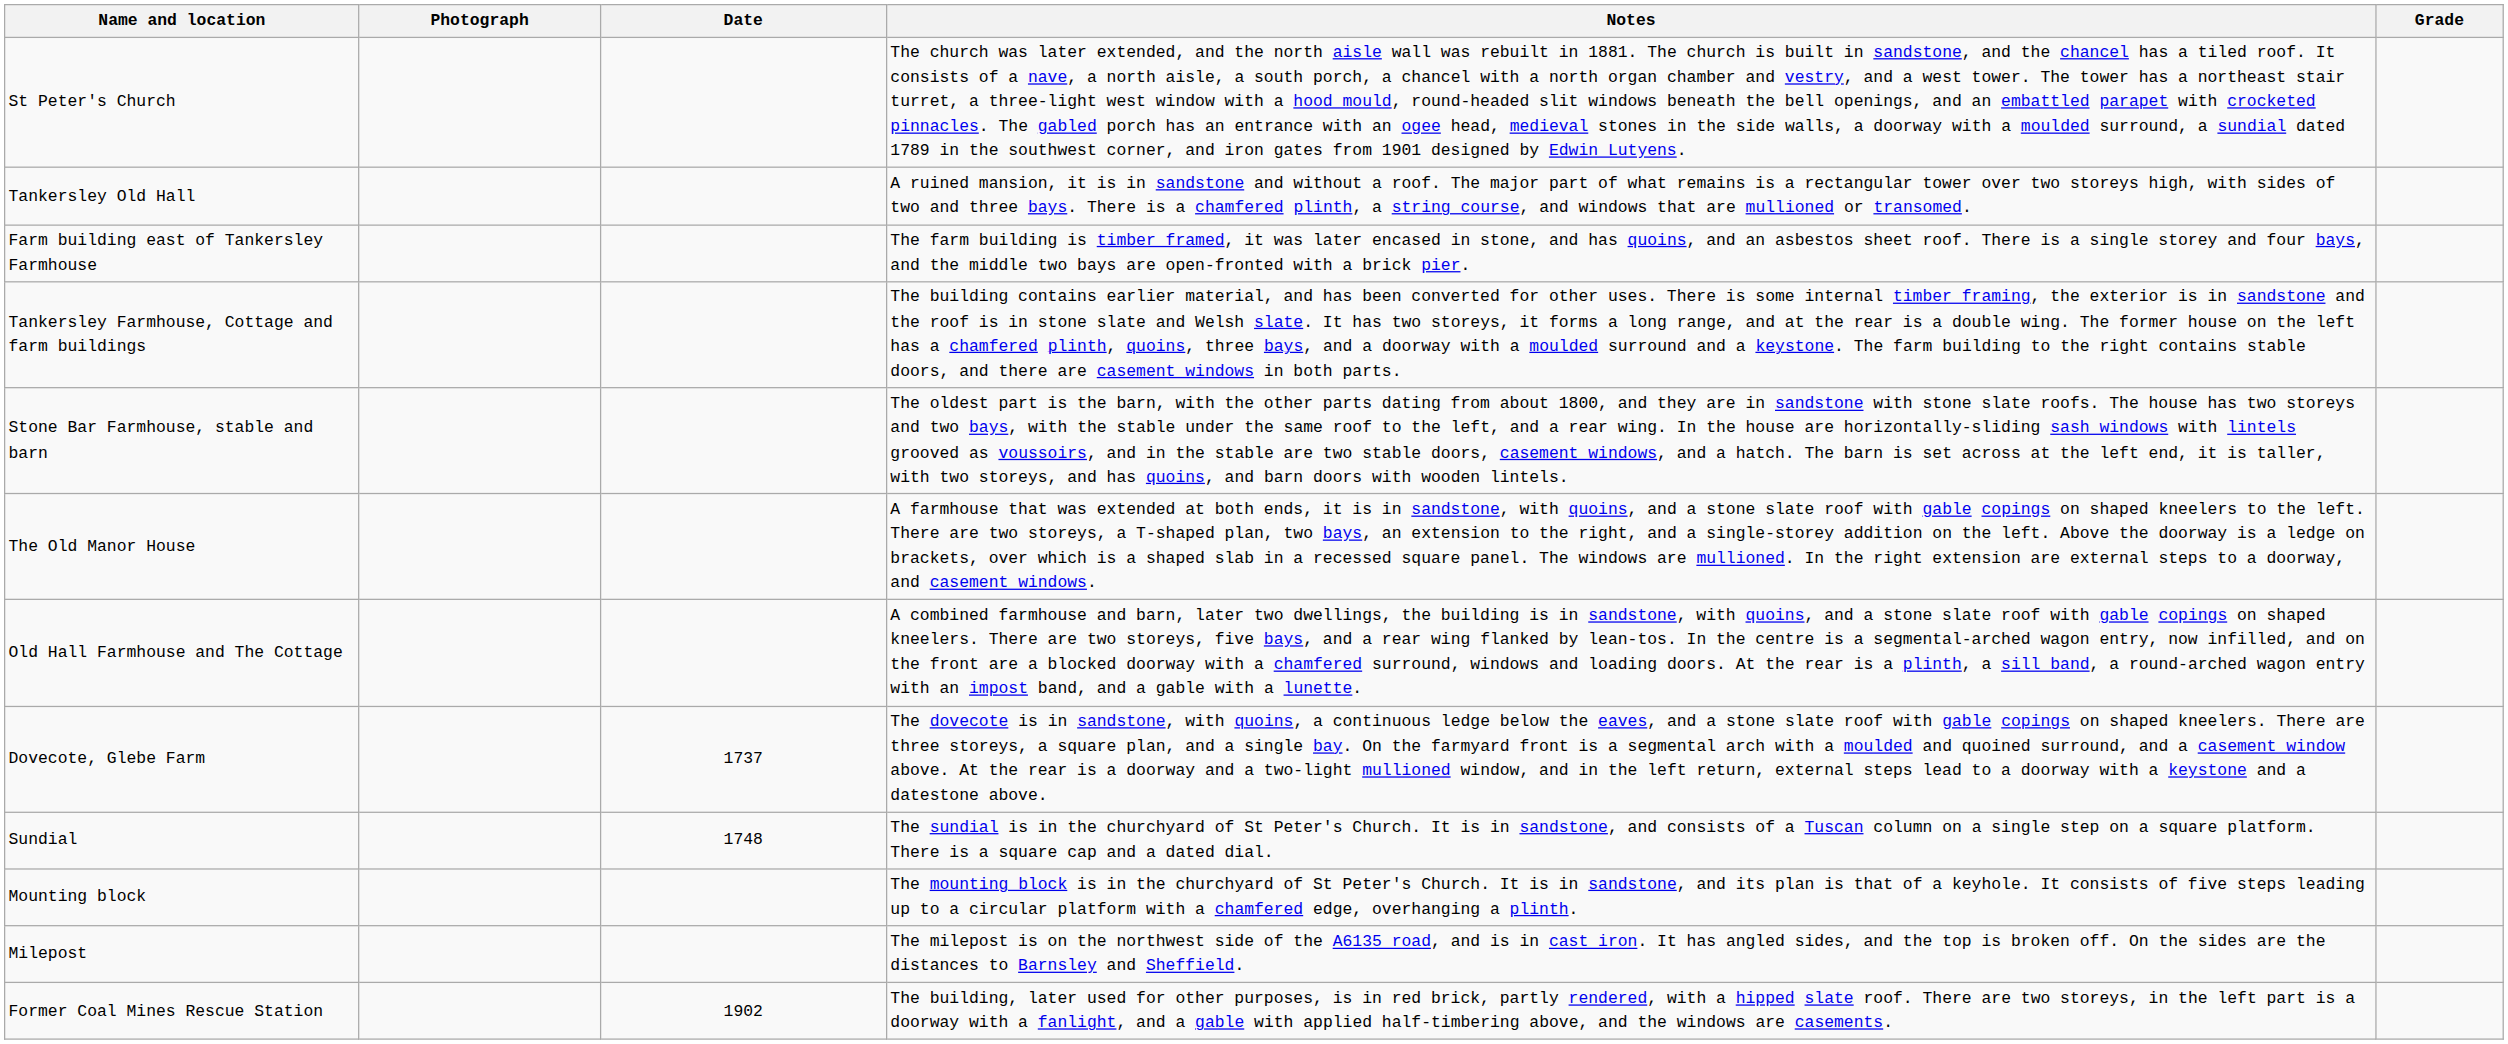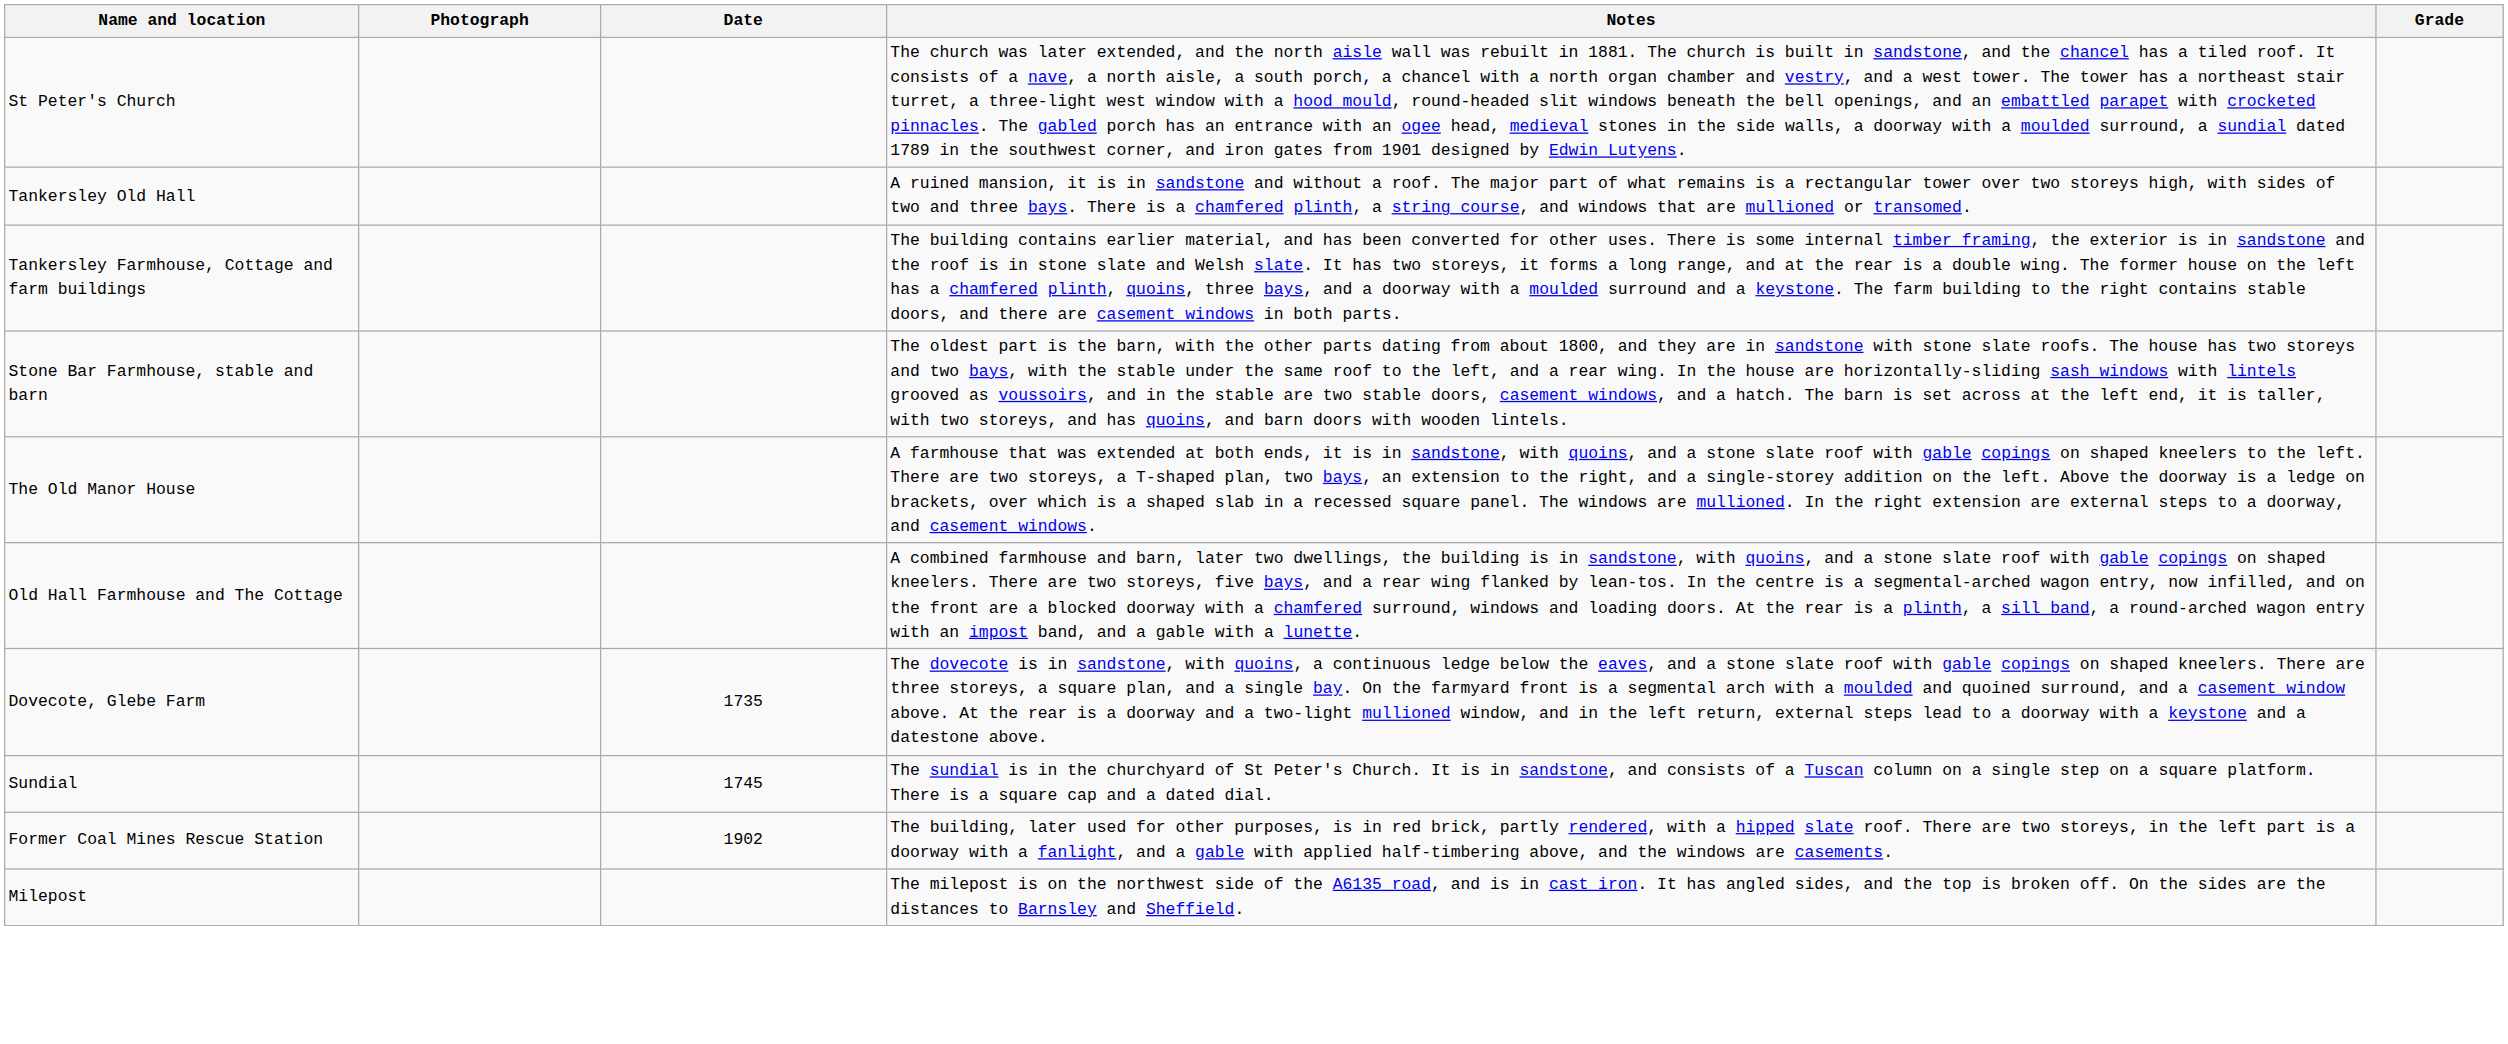- row: (166, 253)
(743, 759) 1737 -> (743, 702) 1735
(743, 840) 1748 -> (743, 783) 1745
- row: (77, 897)
rows swapped: (48, 954) <-> (166, 1011)
